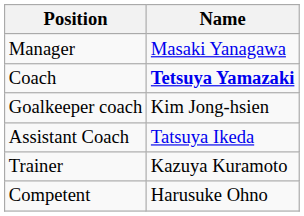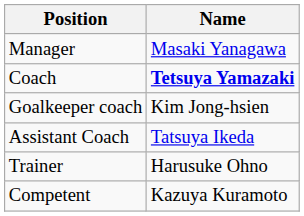(219, 166) Kazuya Kuramoto -> (209, 166) Harusuke Ohno
(209, 195) Harusuke Ohno -> (219, 195) Kazuya Kuramoto
